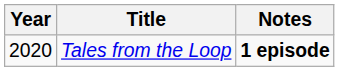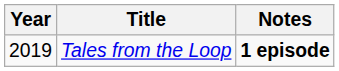(31, 50) 2020 -> (31, 50) 2019
